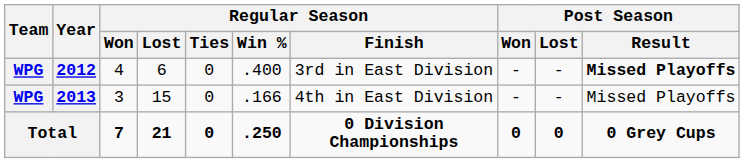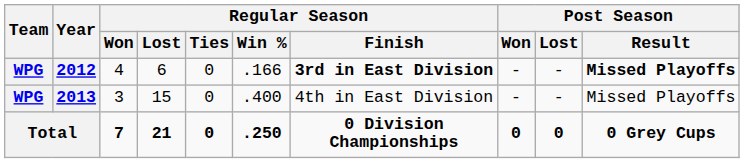(262, 72) .400 -> (262, 72) .166
(394, 72) normal -> (394, 72) bold
(262, 99) .166 -> (262, 99) .400
